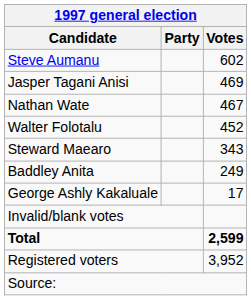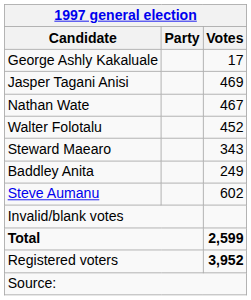rows swapped: (53, 60) <-> (83, 194)
(226, 261) normal -> (226, 261) bold
